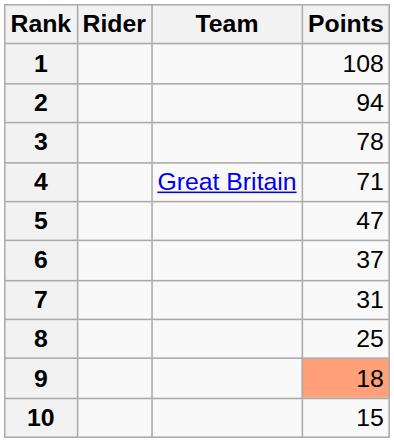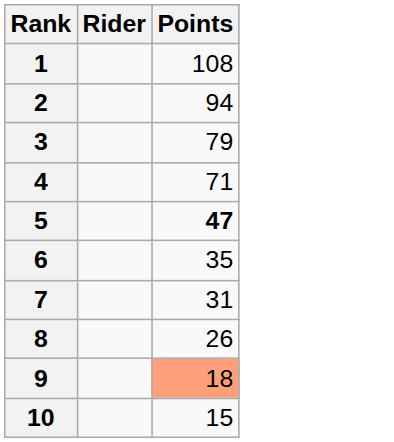- column: (227, 24)
(370, 142) 78 -> (219, 142) 79
(370, 220) normal -> (219, 220) bold
(370, 260) 37 -> (219, 260) 35
(370, 338) 25 -> (219, 338) 26
